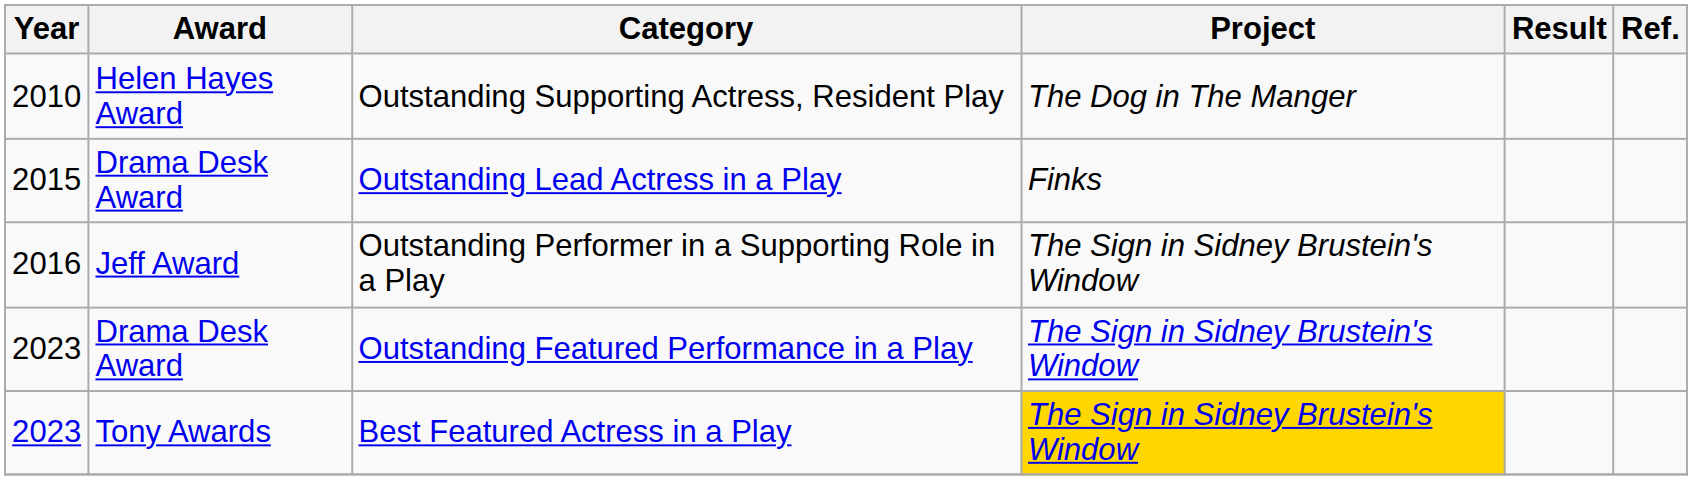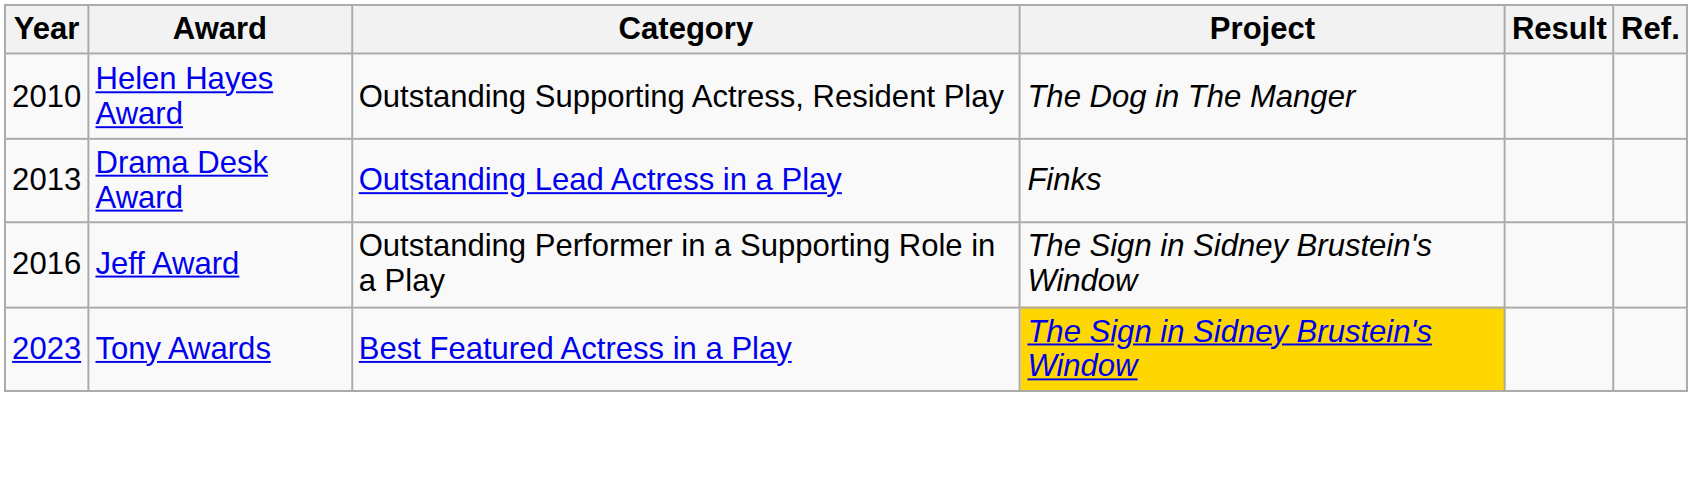(47, 179) 2015 -> (47, 179) 2013
- row: (666, 348)
